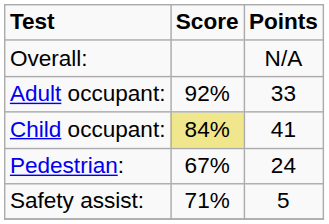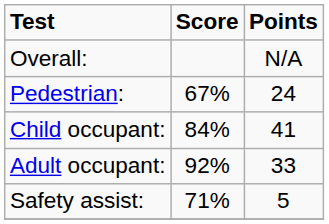rows swapped: (88, 93) <-> (67, 165)
(207, 129) khaki background -> (207, 129) no background
